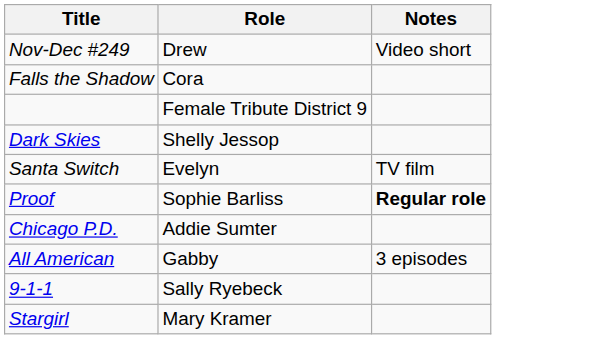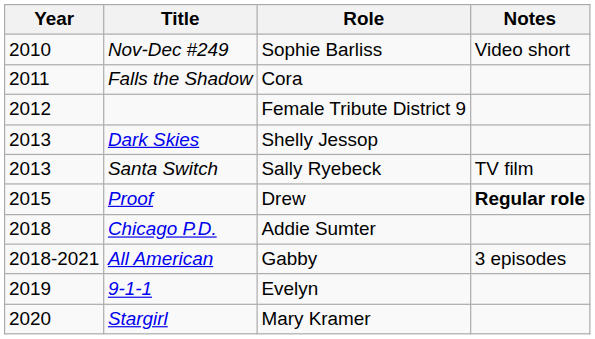+ column: (54, 19)
(185, 49) Drew -> (322, 49) Sophie Barliss
(191, 169) Evelyn -> (321, 169) Sally Ryebeck
(223, 199) Sophie Barliss -> (283, 199) Drew
(222, 288) Sally Ryebeck -> (290, 288) Evelyn
